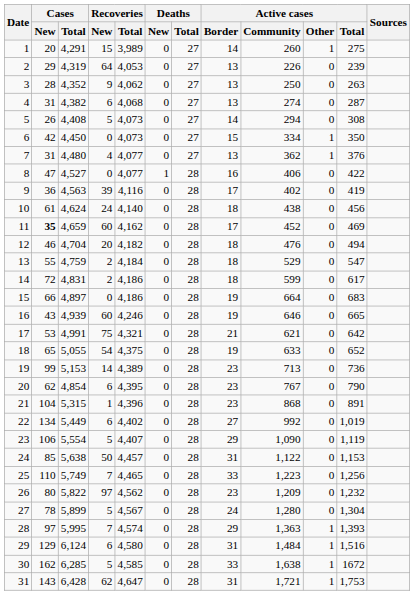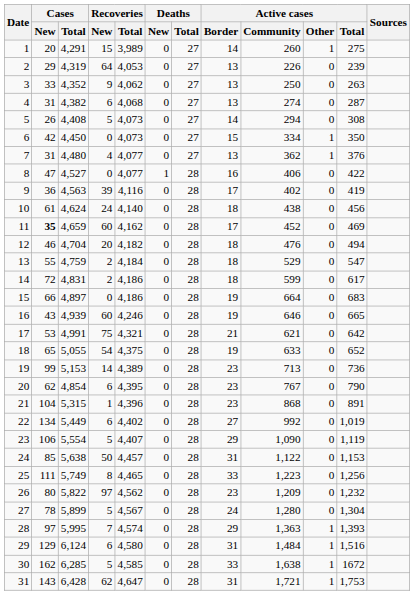(50, 84) 28 -> (50, 84) 33
(47, 475) 110 -> (48, 475) 111
(110, 475) 7 -> (110, 475) 8
